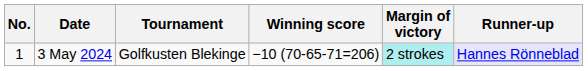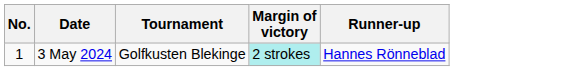- column: (316, 24)
(518, 55) lavender background -> (384, 55) no background
